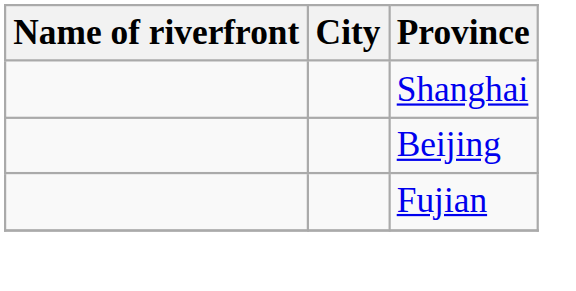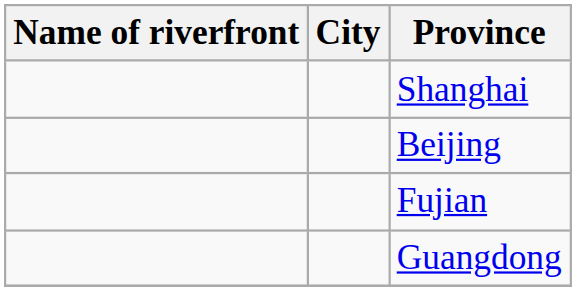+ row: (479, 256)
